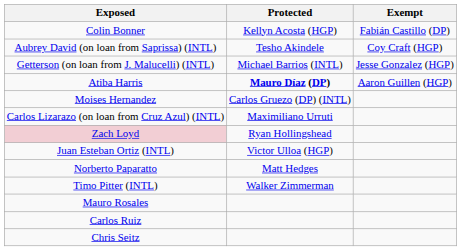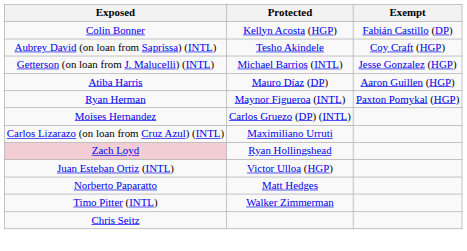(290, 82) bold -> (290, 82) normal
+ row: (115, 99)
- row: (115, 202)
- row: (115, 220)
